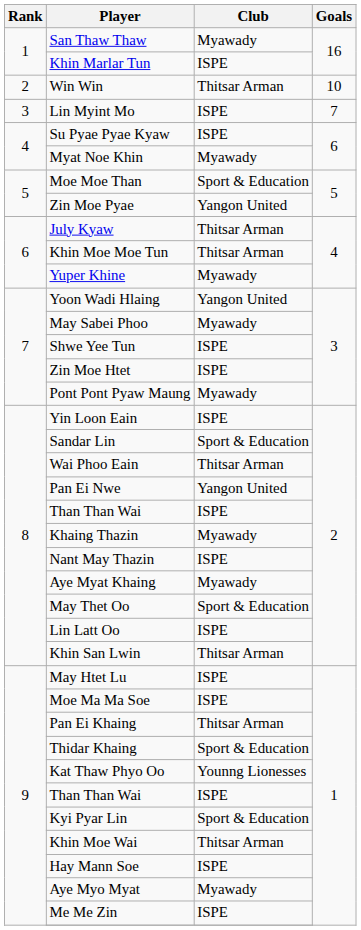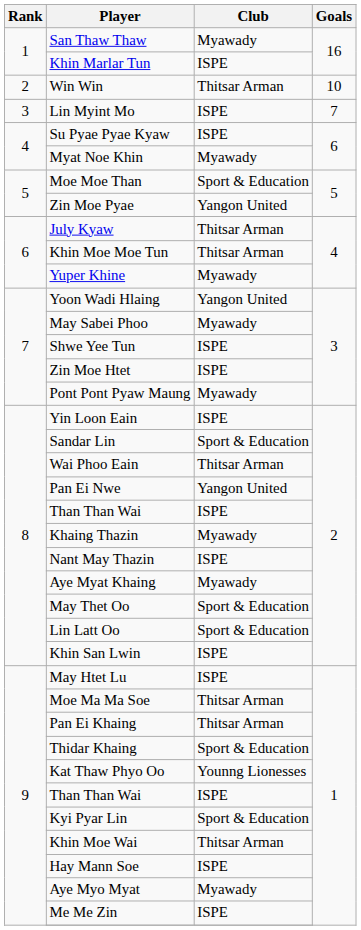(213, 629) ISPE -> (253, 629) Sport & Education
(241, 653) Thitsar Arman -> (213, 653) ISPE
(213, 700) ISPE -> (241, 700) Thitsar Arman
